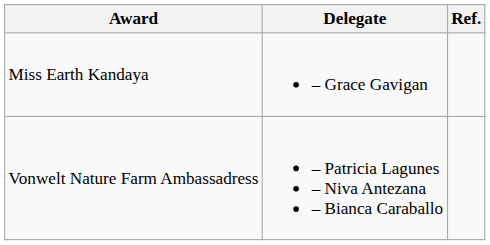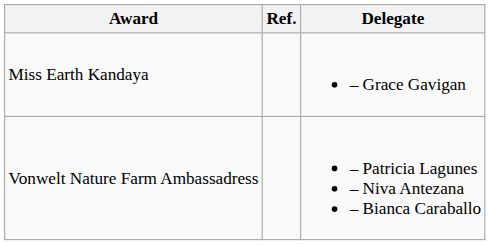columns swapped: (355, 18) <-> (466, 18)
